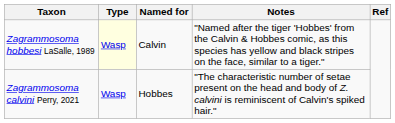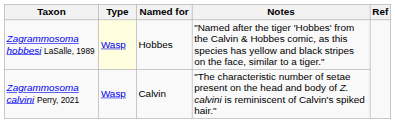(152, 44) Calvin -> (156, 44) Hobbes
(156, 94) Hobbes -> (152, 94) Calvin
